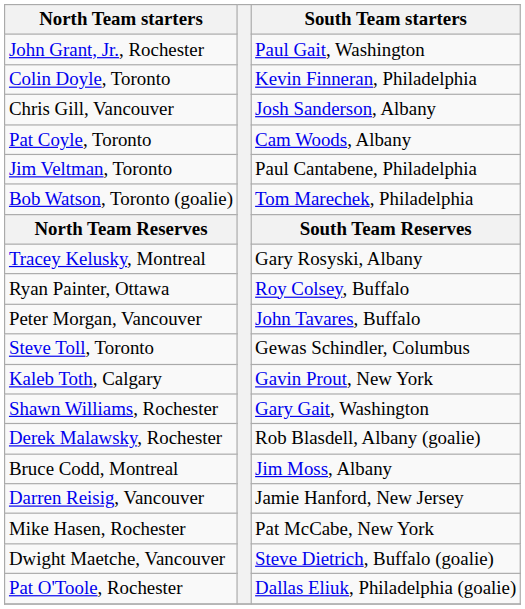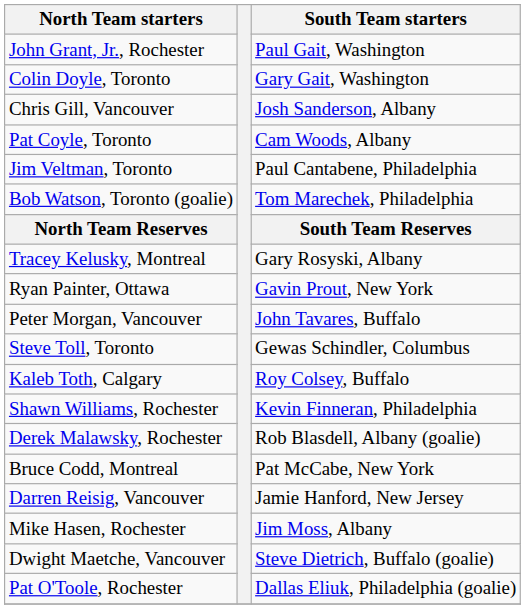(366, 79) Kevin Finneran, Philadelphia -> (342, 79) Gary Gait, Washington
(332, 288) Roy Colsey, Buffalo -> (344, 288) Gavin Prout, New York
(344, 378) Gavin Prout, New York -> (332, 378) Roy Colsey, Buffalo
(342, 408) Gary Gait, Washington -> (366, 408) Kevin Finneran, Philadelphia
(324, 468) Jim Moss, Albany -> (345, 468) Pat McCabe, New York
(345, 528) Pat McCabe, New York -> (324, 528) Jim Moss, Albany
